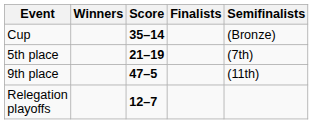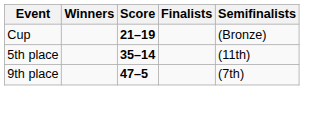(147, 34) 35–14 -> (138, 34) 21–19
(147, 54) 21–19 -> (138, 54) 35–14
(240, 54) (7th) -> (234, 54) (11th)
(243, 74) (11th) -> (231, 74) (7th)
- row: (38, 101)
